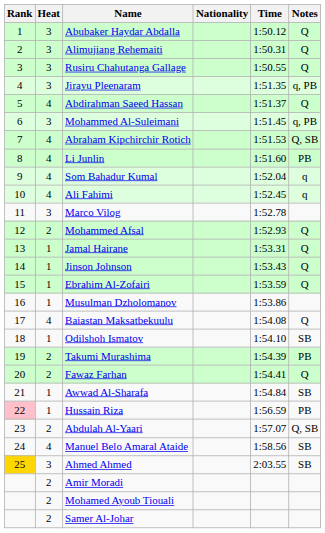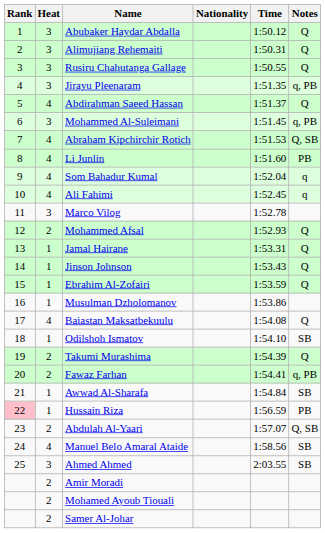(305, 356) PB -> (305, 356) Q
(305, 374) Q -> (305, 374) q, PB
(20, 464) gold background -> (20, 464) no background
